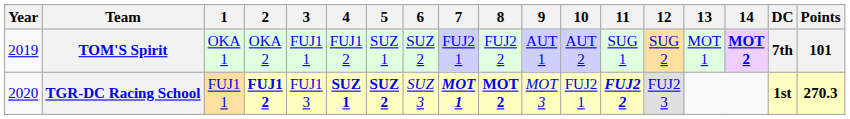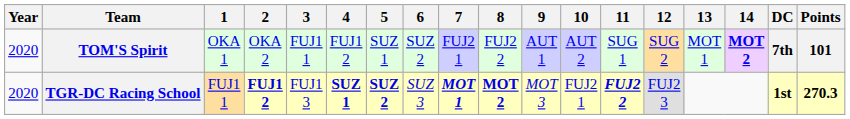(23, 50) 2019 -> (23, 50) 2020
